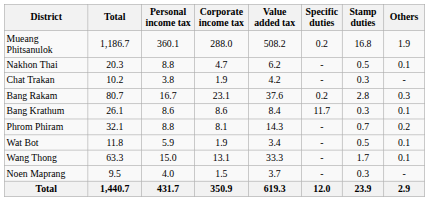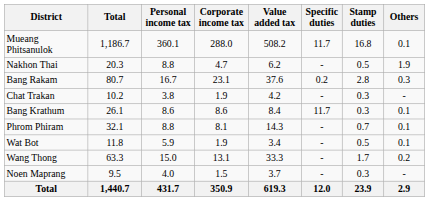(322, 44) 0.2 -> (322, 44) 11.7
(404, 44) 1.9 -> (404, 44) 0.1
(404, 65) 0.1 -> (404, 65) 1.9
rows swapped: (31, 80) <-> (32, 96)
(404, 127) 0.2 -> (404, 127) 0.1
(404, 158) 0.1 -> (404, 158) 0.2
